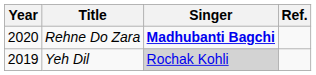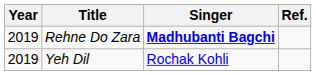(23, 37) 2020 -> (23, 37) 2019
(188, 59) lightgrey background -> (188, 59) no background
